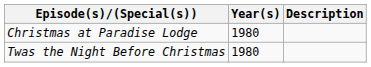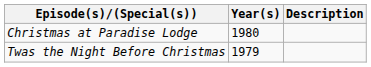(245, 52) 1980 -> (245, 52) 1979
